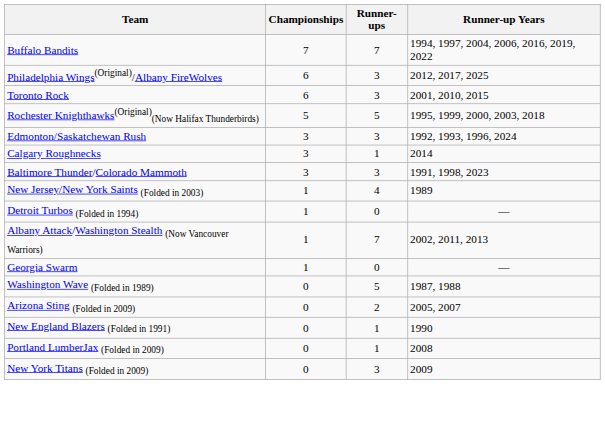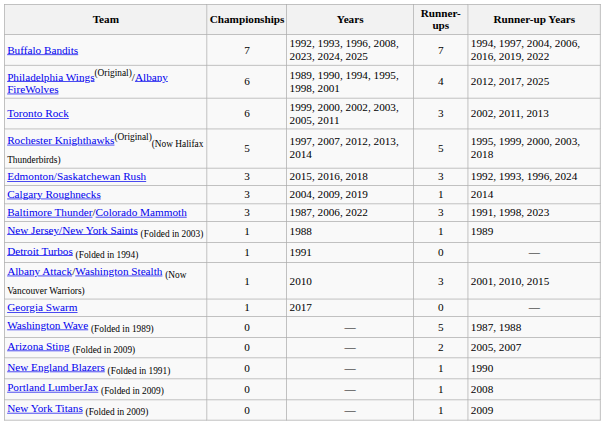+ column: (350, 19)
(377, 75) 3 -> (441, 81) 4
(449, 94) 2001, 2010, 2015 -> (510, 113) 2002, 2011, 2013
(377, 191) 4 -> (441, 231) 1
(377, 240) 7 -> (441, 281) 3
(449, 240) 2002, 2011, 2013 -> (510, 281) 2001, 2010, 2015
(377, 369) 3 -> (441, 410) 1
